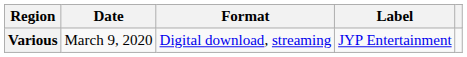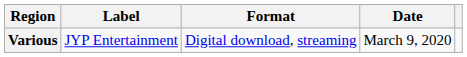columns swapped: (109, 16) <-> (395, 16)
